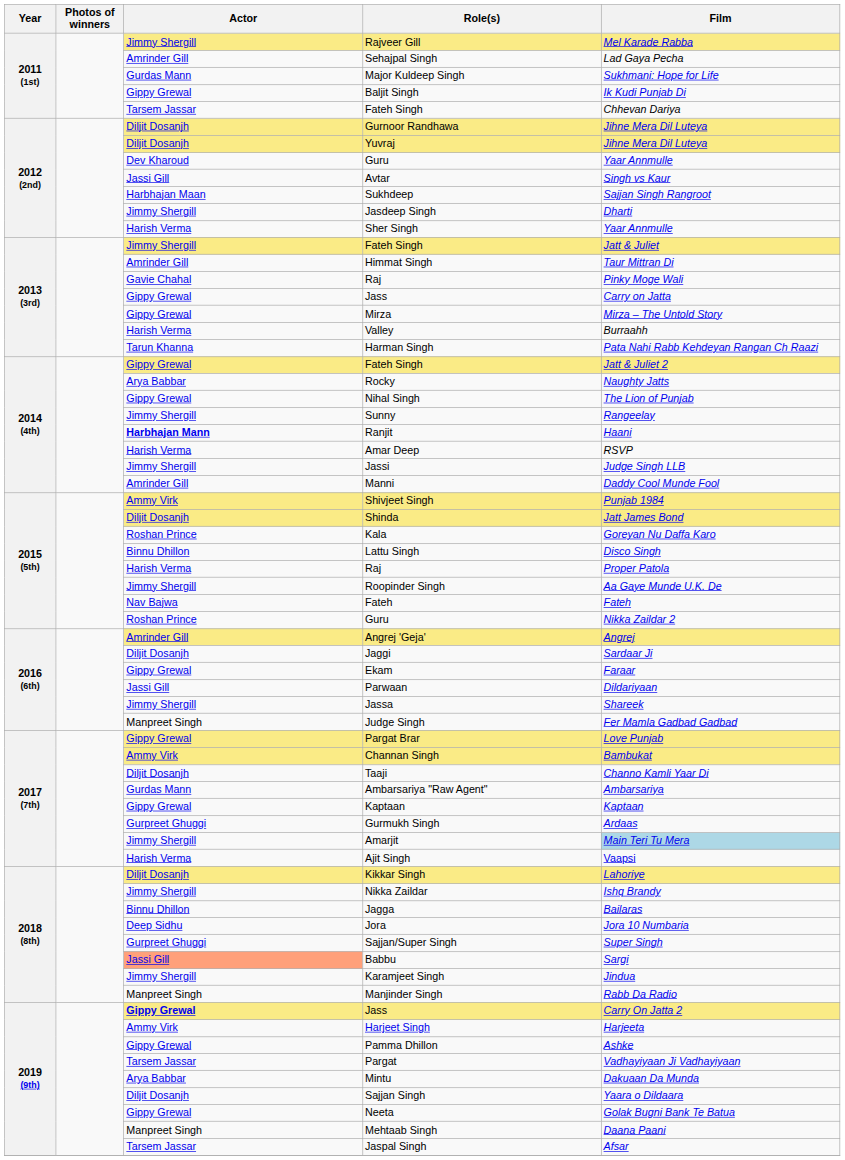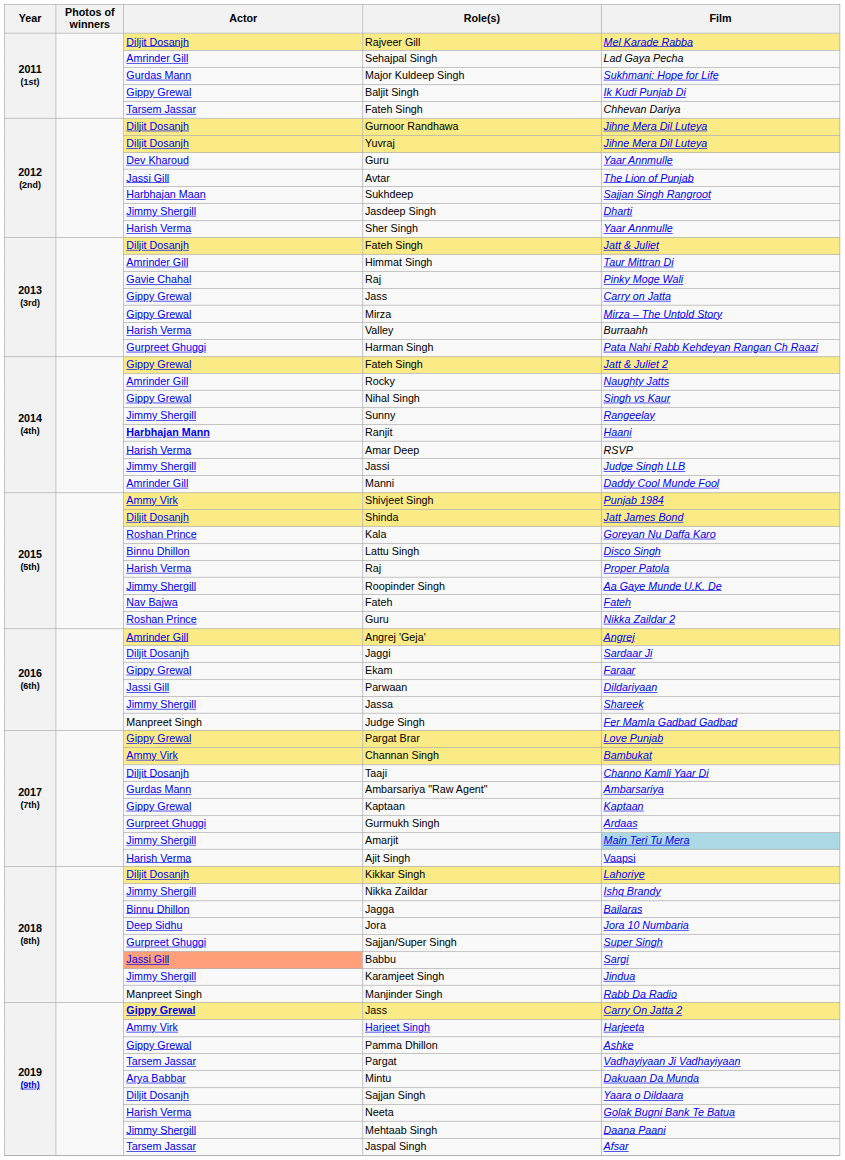(161, 42) Jimmy Shergill -> (158, 42) Diljit Dosanjh
(637, 178) Singh vs Kaur -> (649, 178) The Lion of Punjab
(161, 246) Jimmy Shergill -> (158, 246) Diljit Dosanjh
(160, 348) Tarun Khanna -> (166, 348) Gurpreet Ghuggi
(156, 382) Arya Babbar -> (157, 382) Amrinder Gill
(649, 399) The Lion of Punjab -> (637, 399) Singh vs Kaur
(159, 1113) Gippy Grewal -> (159, 1113) Harish Verma
(164, 1130) Manpreet Singh -> (161, 1130) Jimmy Shergill
